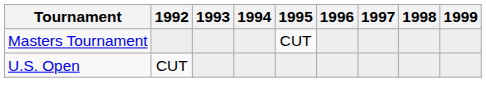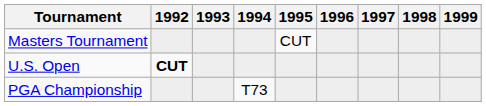(172, 65) normal -> (172, 65) bold
+ row: (75, 90)
